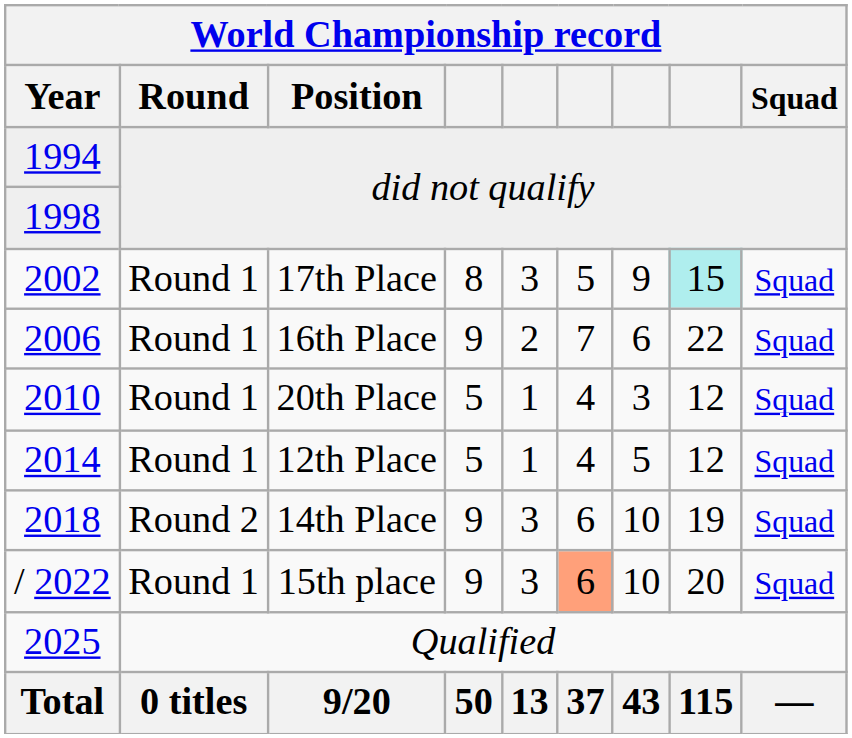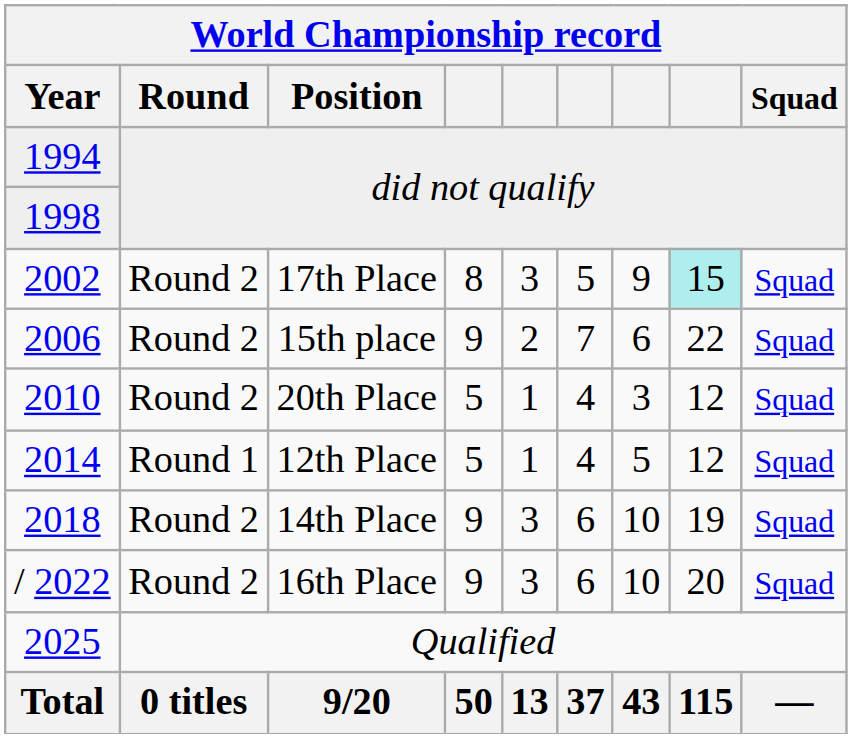(194, 277) Round 1 -> (194, 277) Round 2
(194, 338) Round 1 -> (194, 338) Round 2
(357, 338) 16th Place -> (357, 338) 15th place
(194, 398) Round 1 -> (194, 398) Round 2
(194, 580) Round 1 -> (194, 580) Round 2
(357, 580) 15th place -> (357, 580) 16th Place
(585, 580) lightsalmon background -> (585, 580) no background
